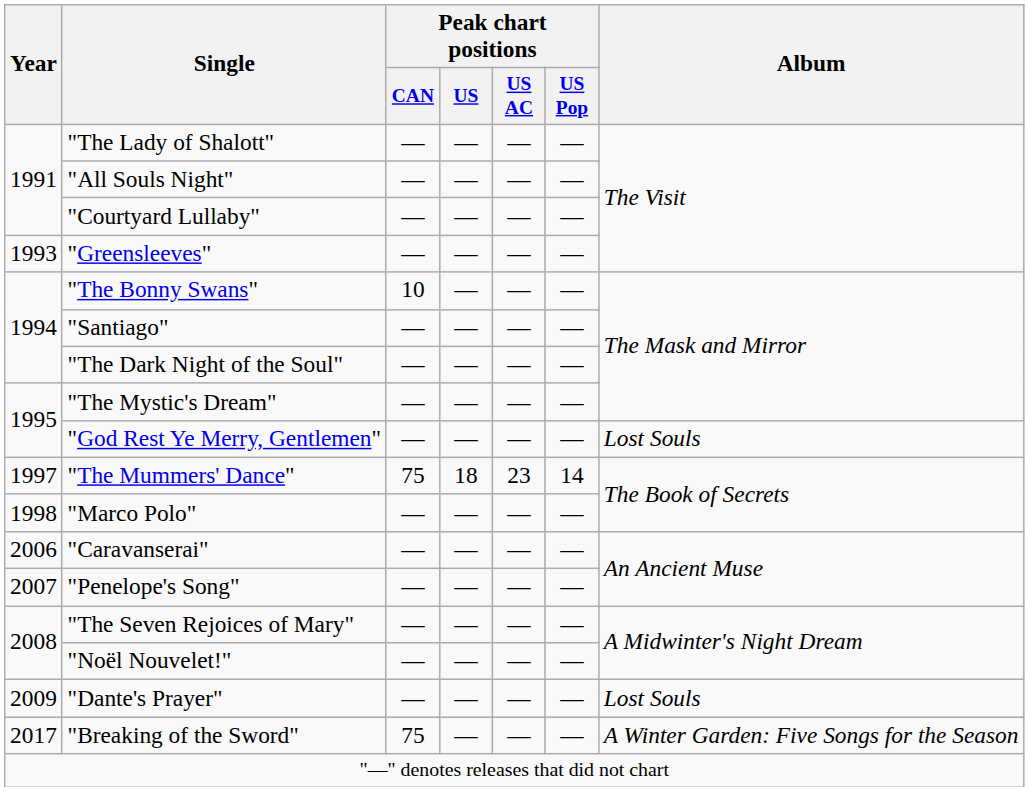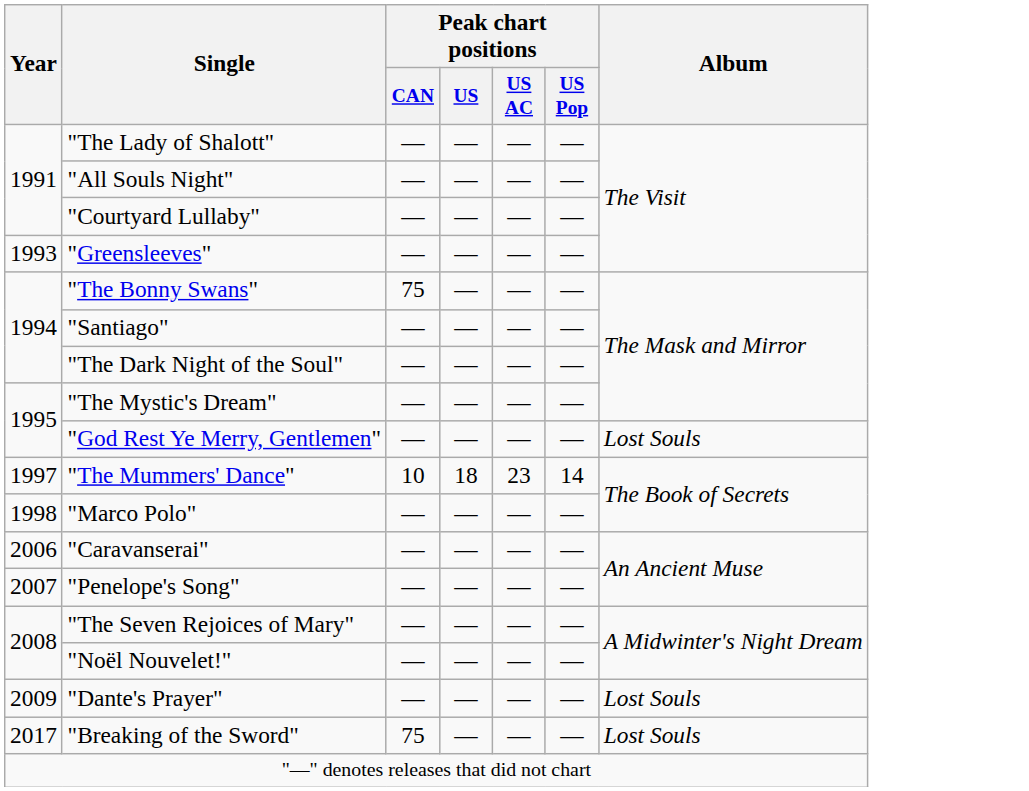(413, 290) 10 -> (413, 290) 75
(413, 475) 75 -> (413, 475) 10
(811, 735) A Winter Garden: Five Songs for the Season -> (652, 735) Lost Souls
